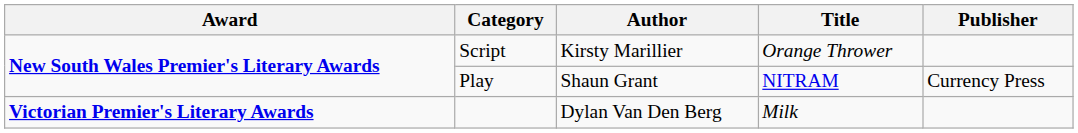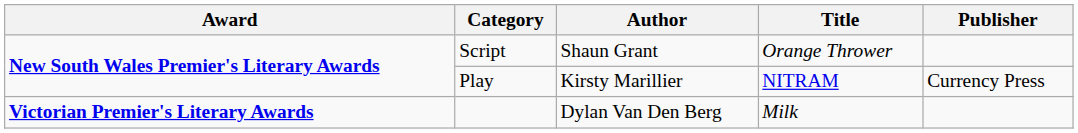(622, 50) Kirsty Marillier -> (609, 50) Shaun Grant
(609, 81) Shaun Grant -> (622, 81) Kirsty Marillier
